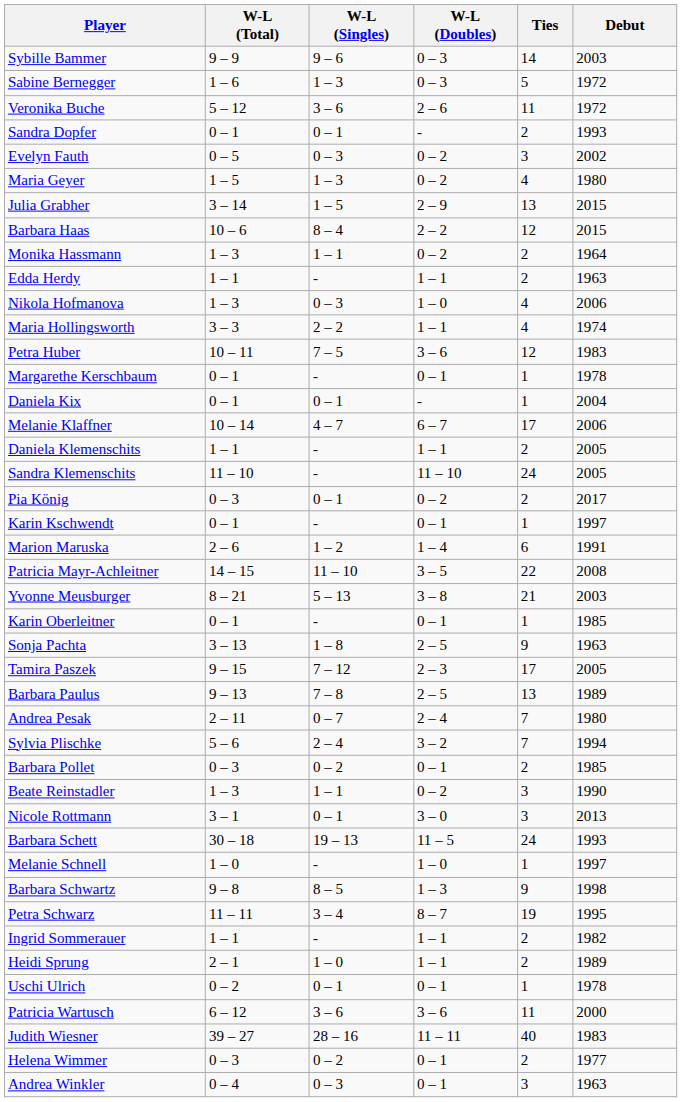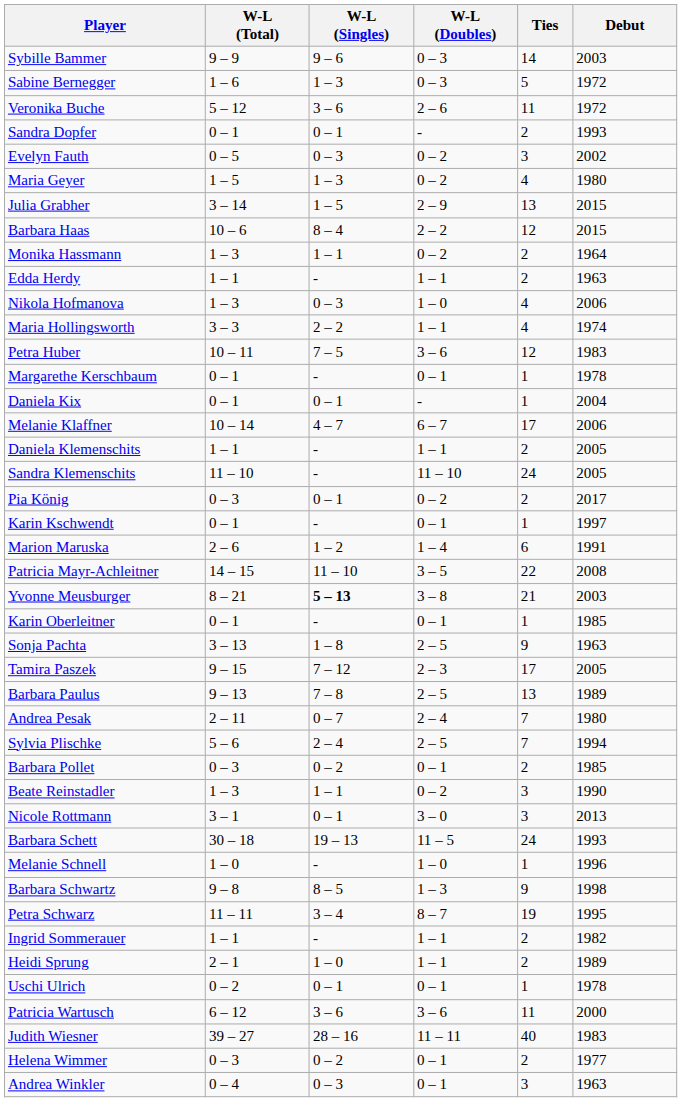(332, 595) normal -> (332, 595) bold
(432, 742) 3 – 2 -> (432, 742) 2 – 5
(591, 864) 1997 -> (591, 864) 1996
